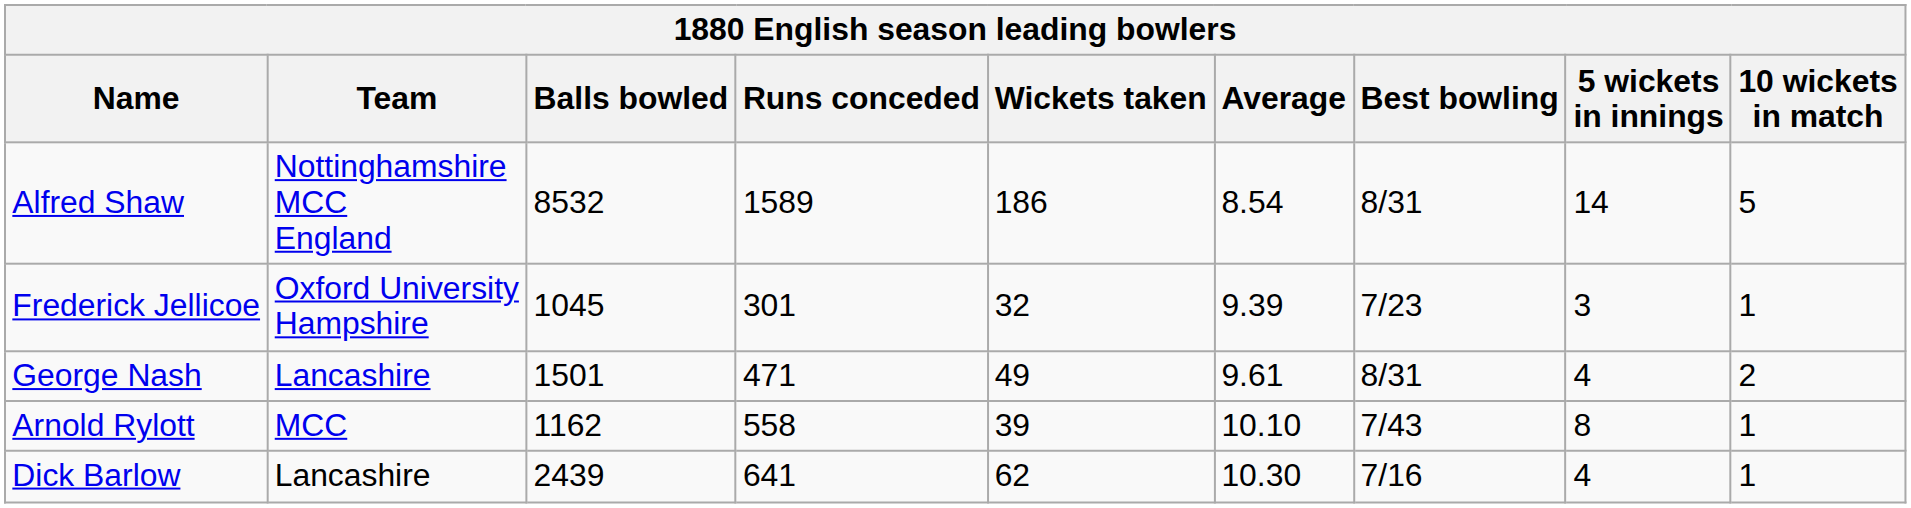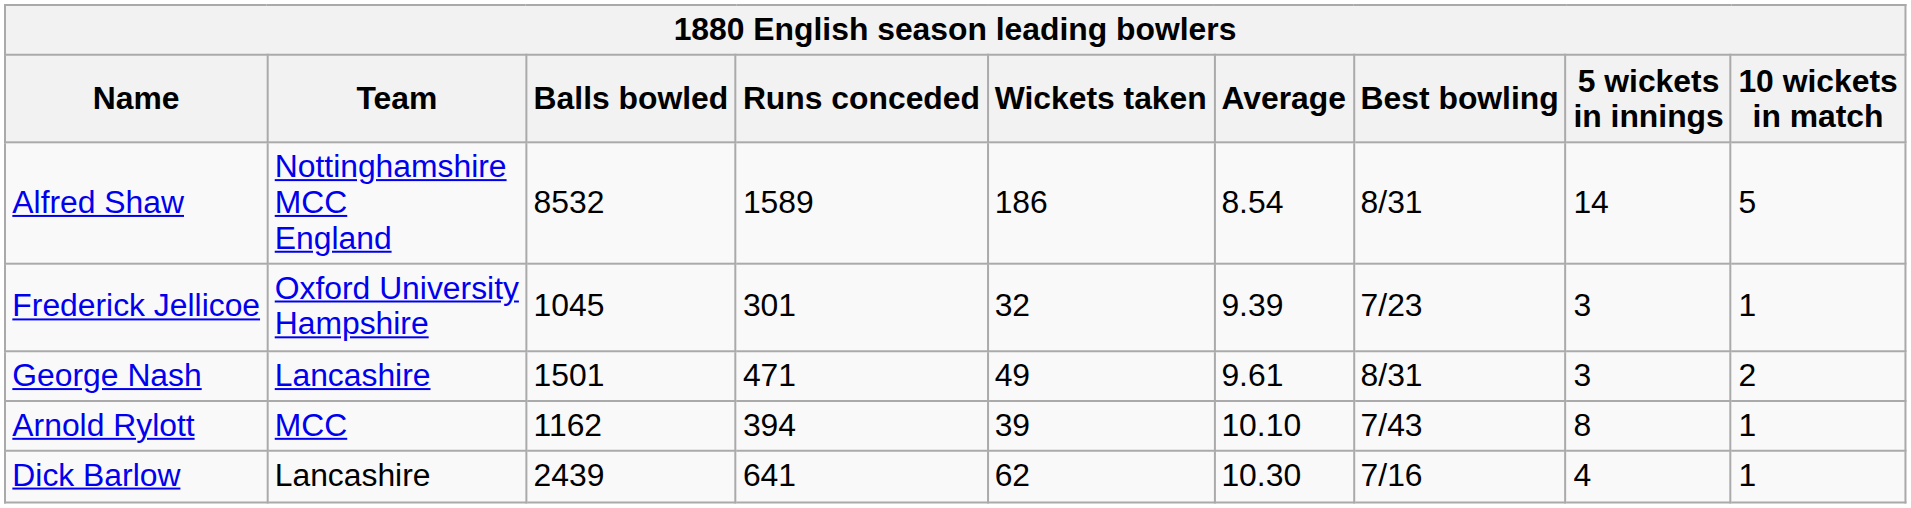(1582, 375) 4 -> (1582, 375) 3
(769, 425) 558 -> (769, 425) 394
